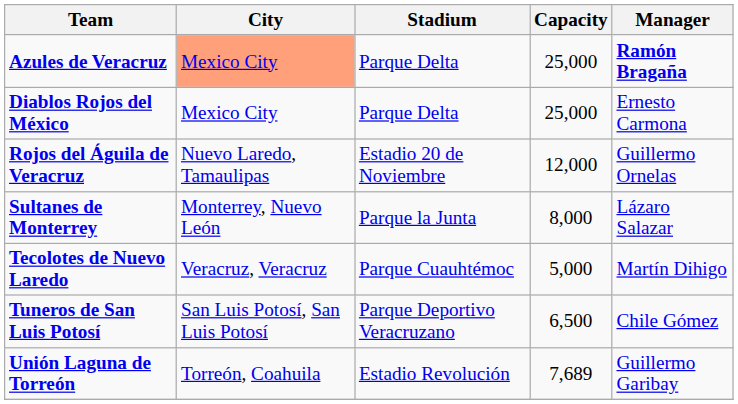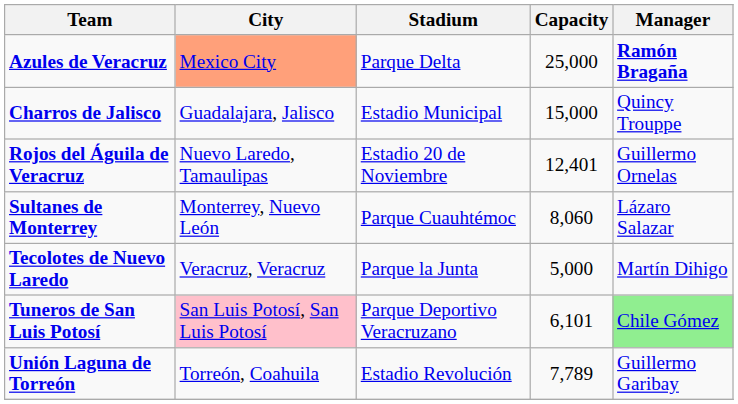+ row: (85, 113)
- row: (81, 113)
(571, 165) 12,000 -> (571, 165) 12,401
(418, 217) Parque la Junta -> (438, 217) Parque Cuauhtémoc
(571, 217) 8,000 -> (571, 217) 8,060
(436, 269) Parque Cuauhtémoc -> (419, 269) Parque la Junta
(260, 321) no background -> (259, 321) pink background
(571, 321) 6,500 -> (571, 321) 6,101
(667, 321) no background -> (668, 321) lightgreen background
(571, 373) 7,689 -> (571, 373) 7,789
